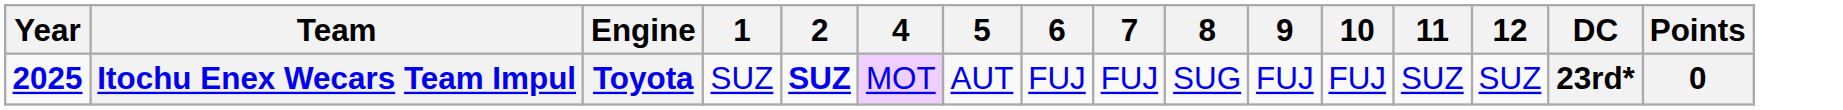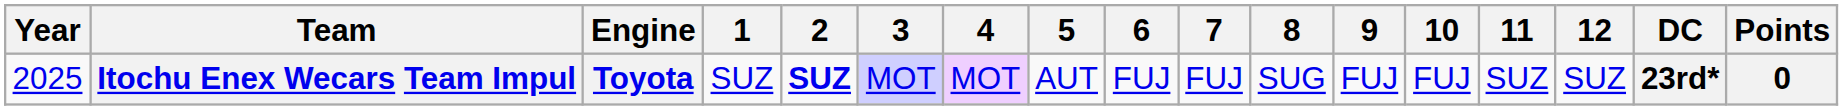+ column: (901, 30)
(48, 79) bold -> (48, 79) normal
